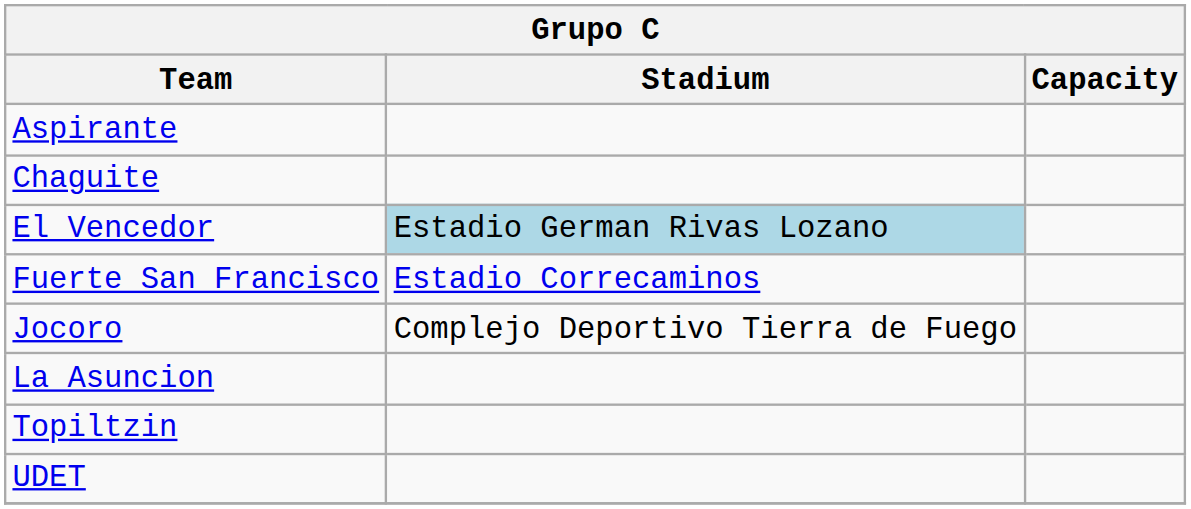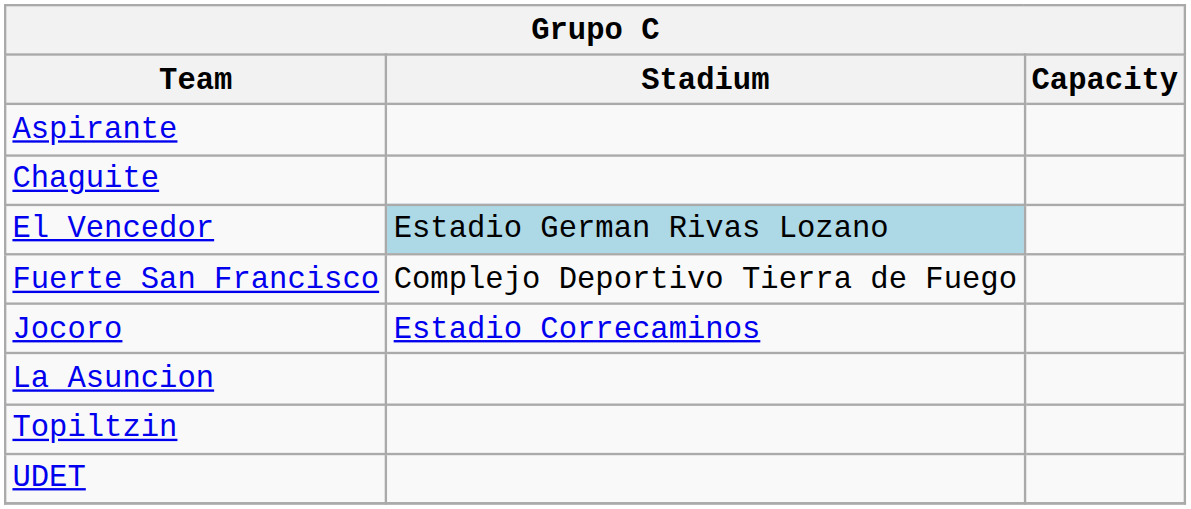(577, 279) Estadio Correcaminos -> (705, 279) Complejo Deportivo Tierra de Fuego
(705, 329) Complejo Deportivo Tierra de Fuego -> (577, 329) Estadio Correcaminos
